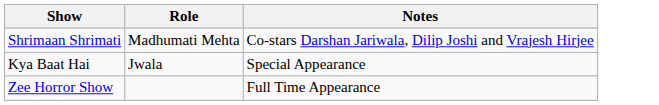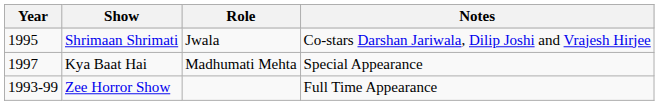+ column: (33, 16)
(184, 40) Madhumati Mehta -> (202, 40) Jwala
(145, 64) Jwala -> (241, 64) Madhumati Mehta
